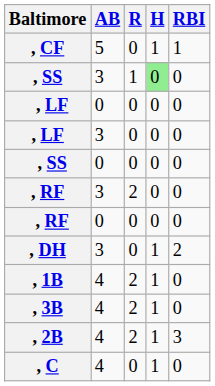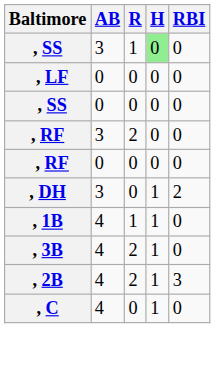- row: (48, 47)
- row: (48, 134)
(133, 279) 2 -> (133, 221) 1
